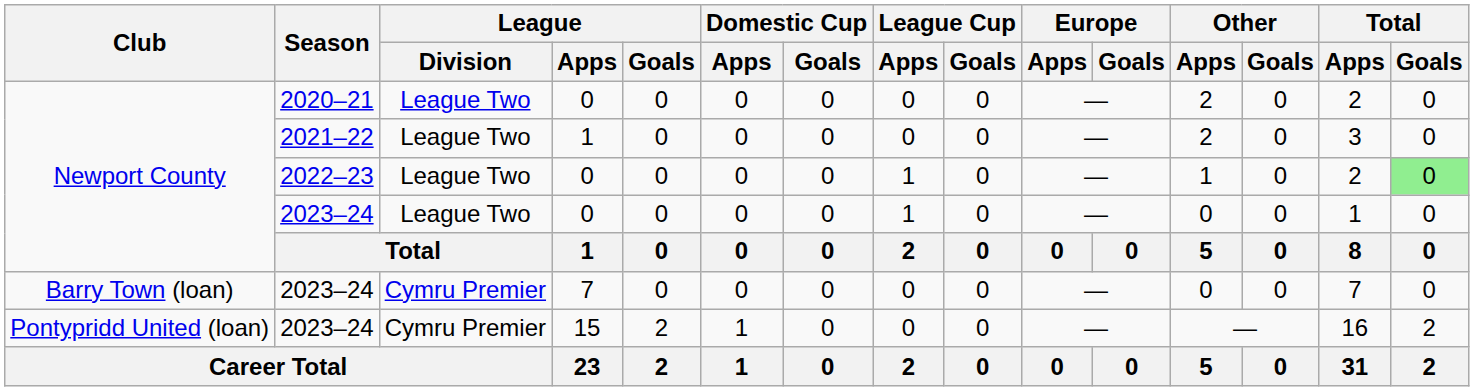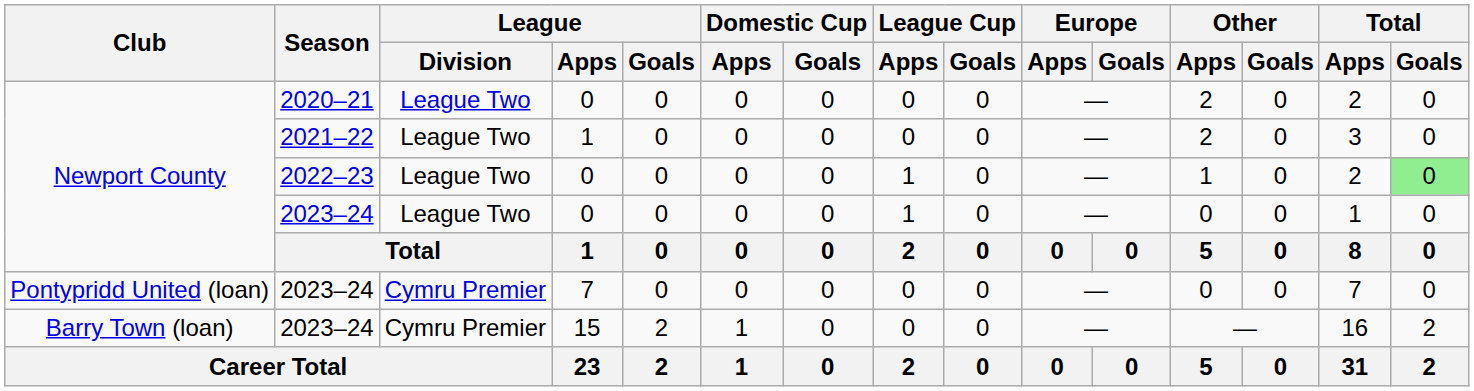(140, 289) Barry Town (loan) -> (140, 289) Pontypridd United (loan)
(140, 328) Pontypridd United (loan) -> (140, 328) Barry Town (loan)
